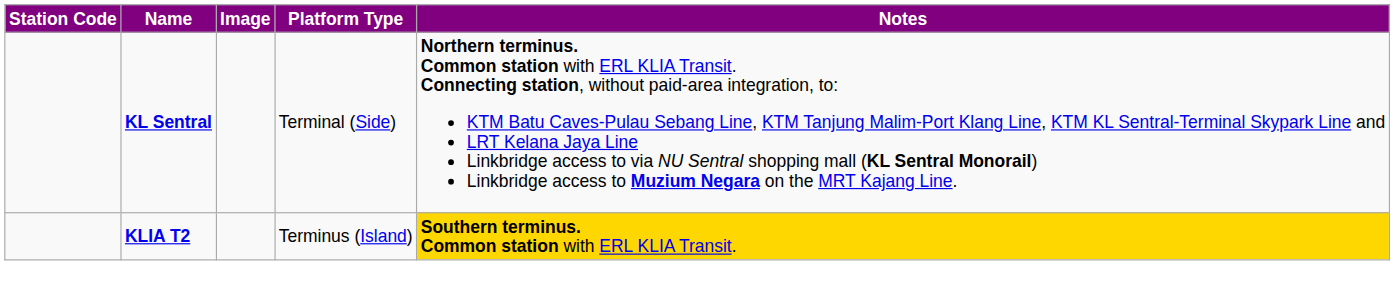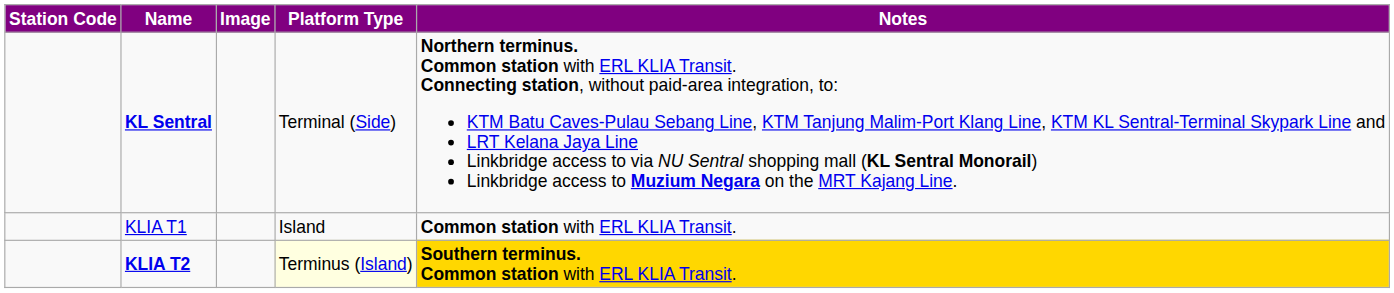+ row: (156, 226)
(346, 236) no background -> (346, 264) lightyellow background
